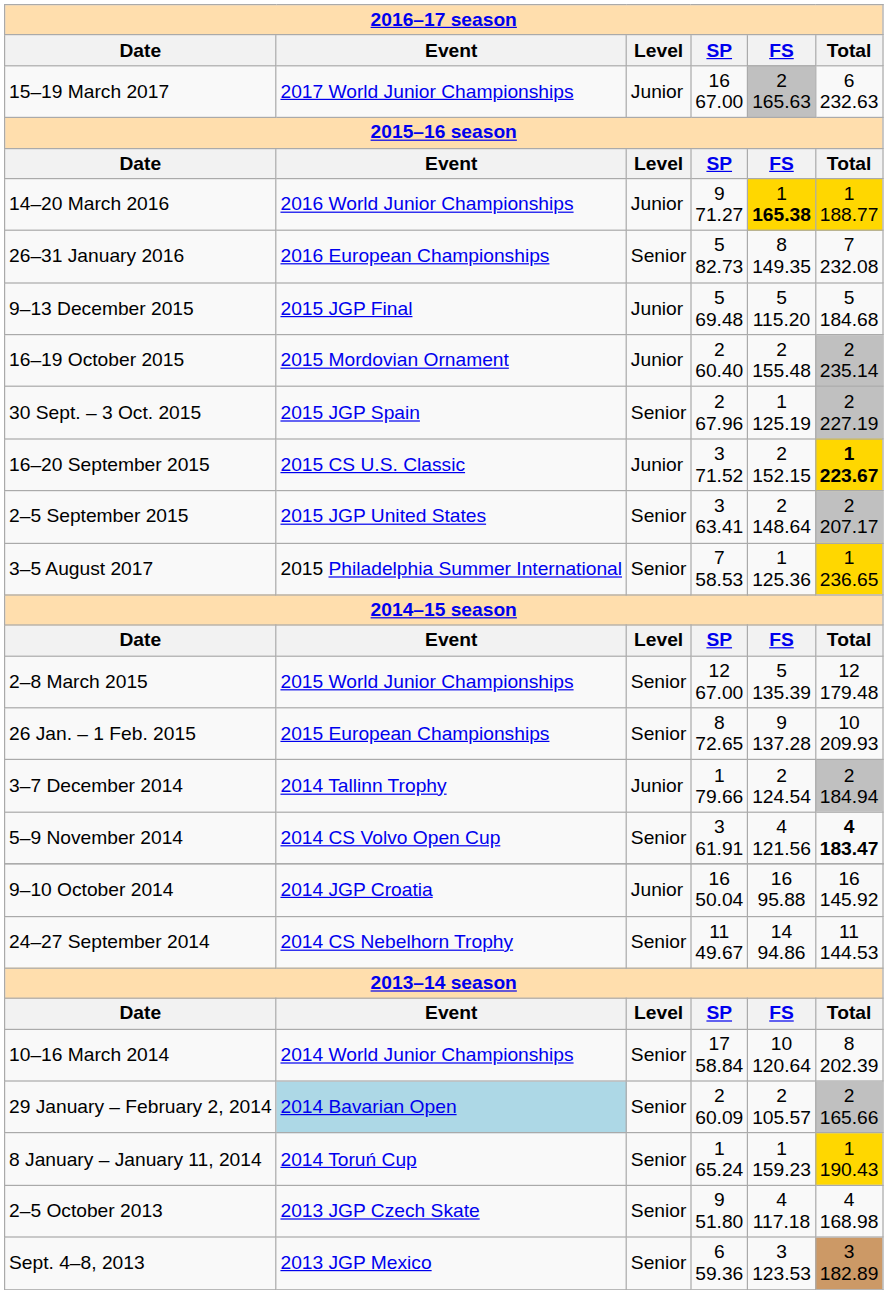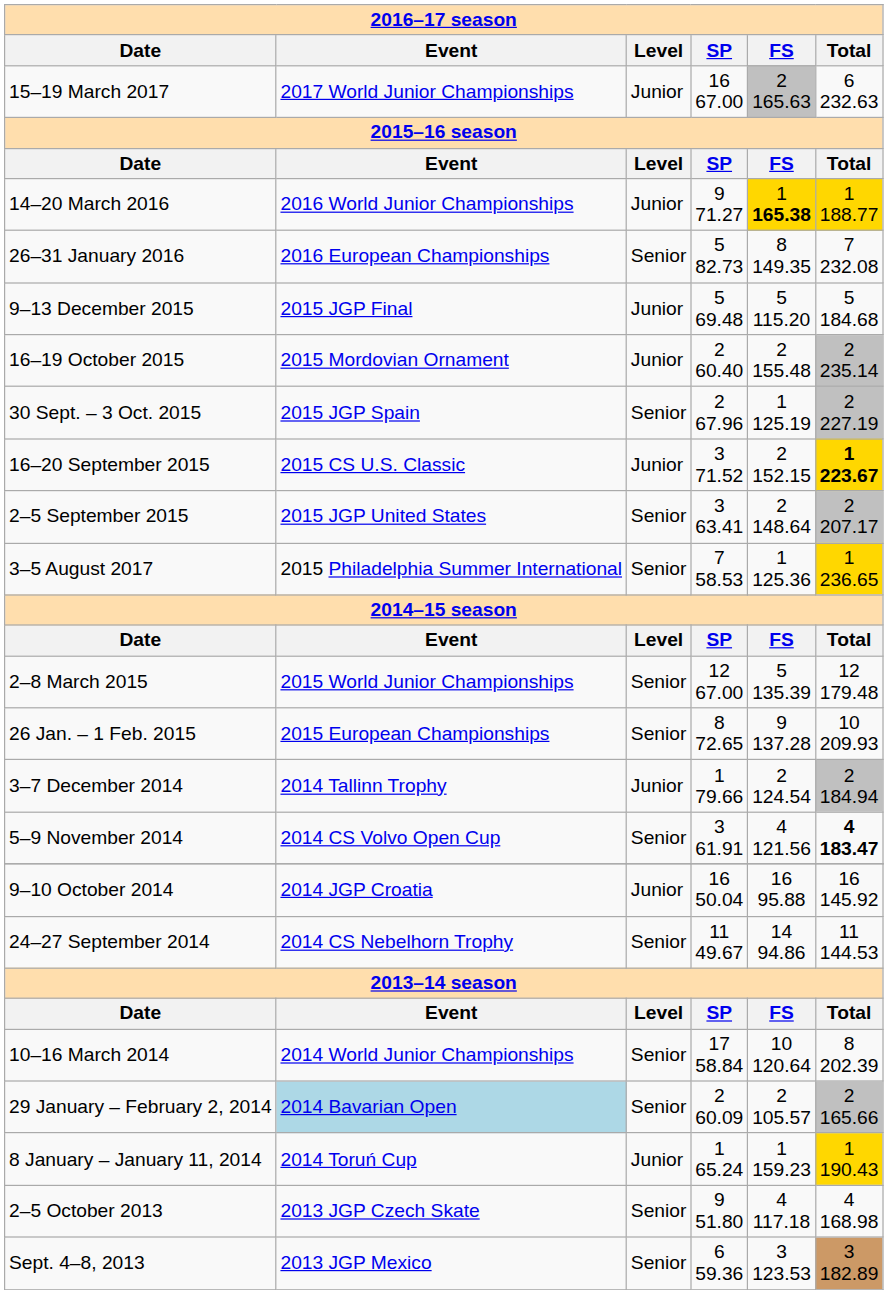(659, 1158) Senior -> (657, 1158) Junior
